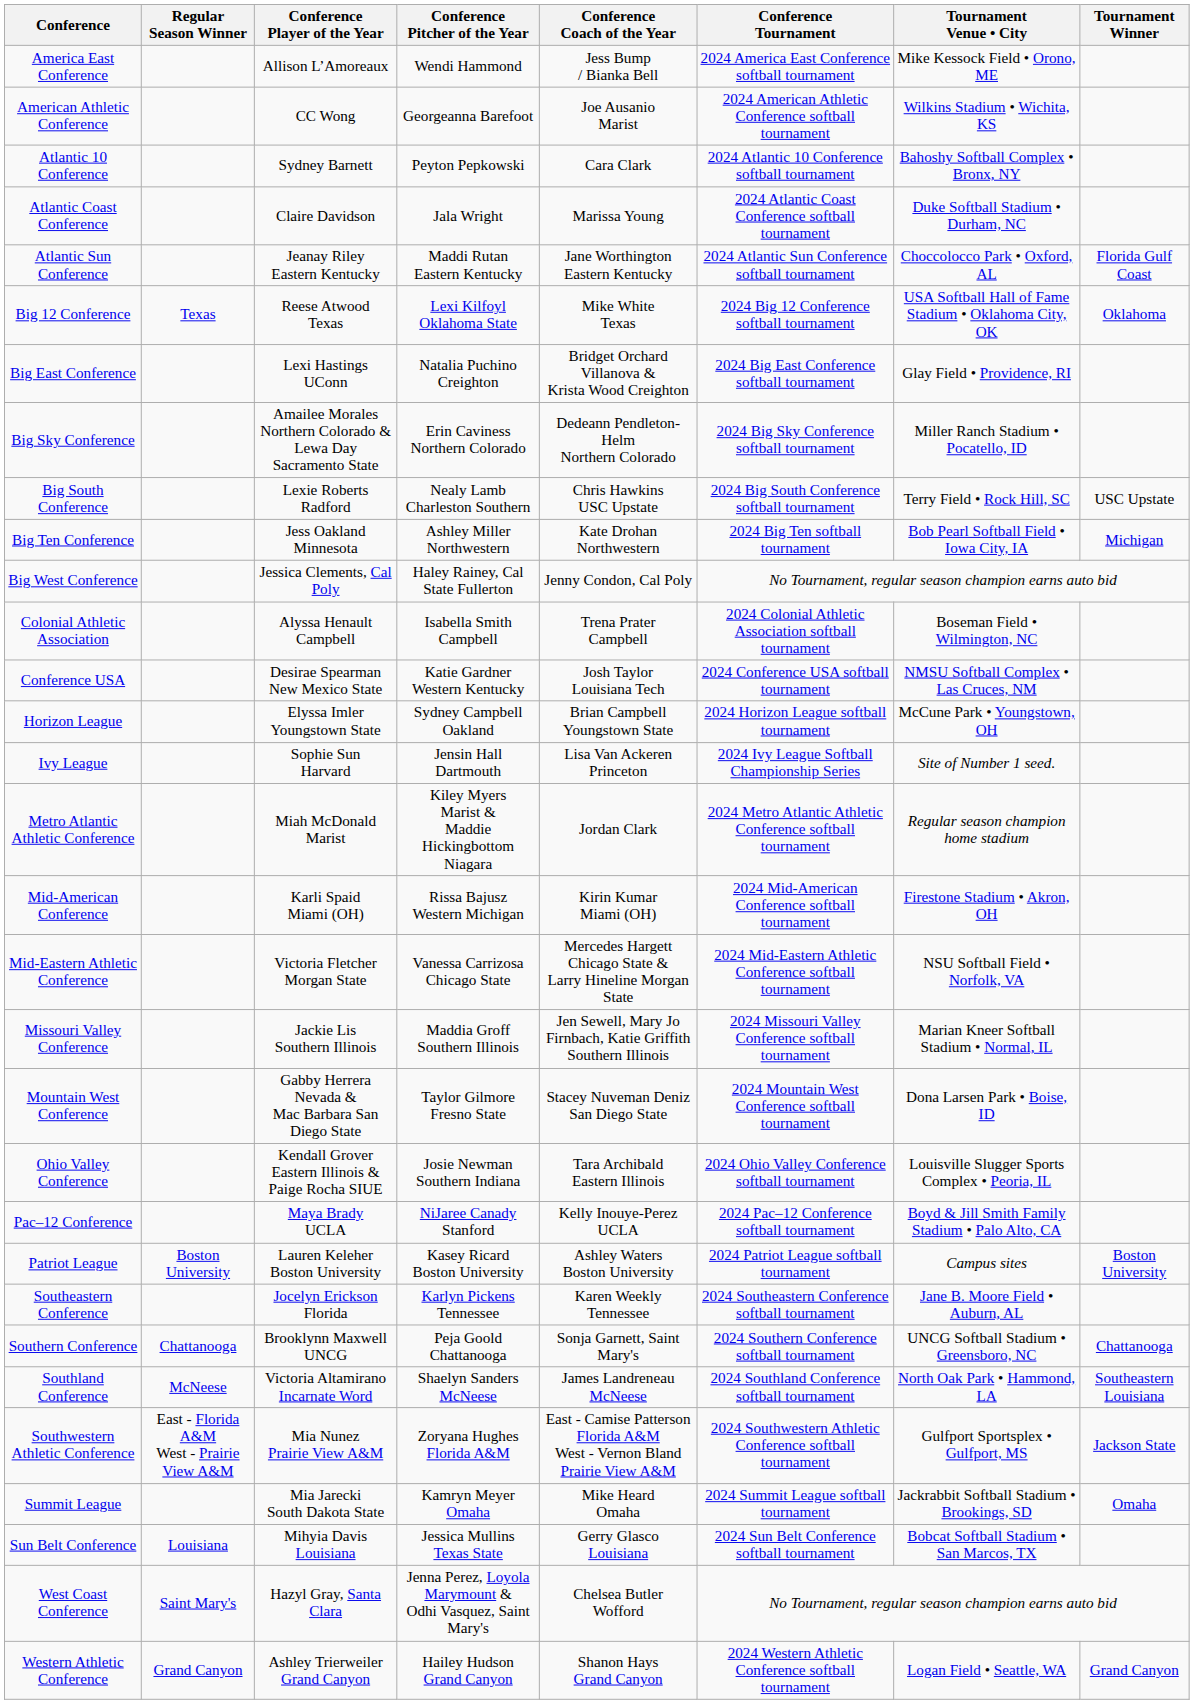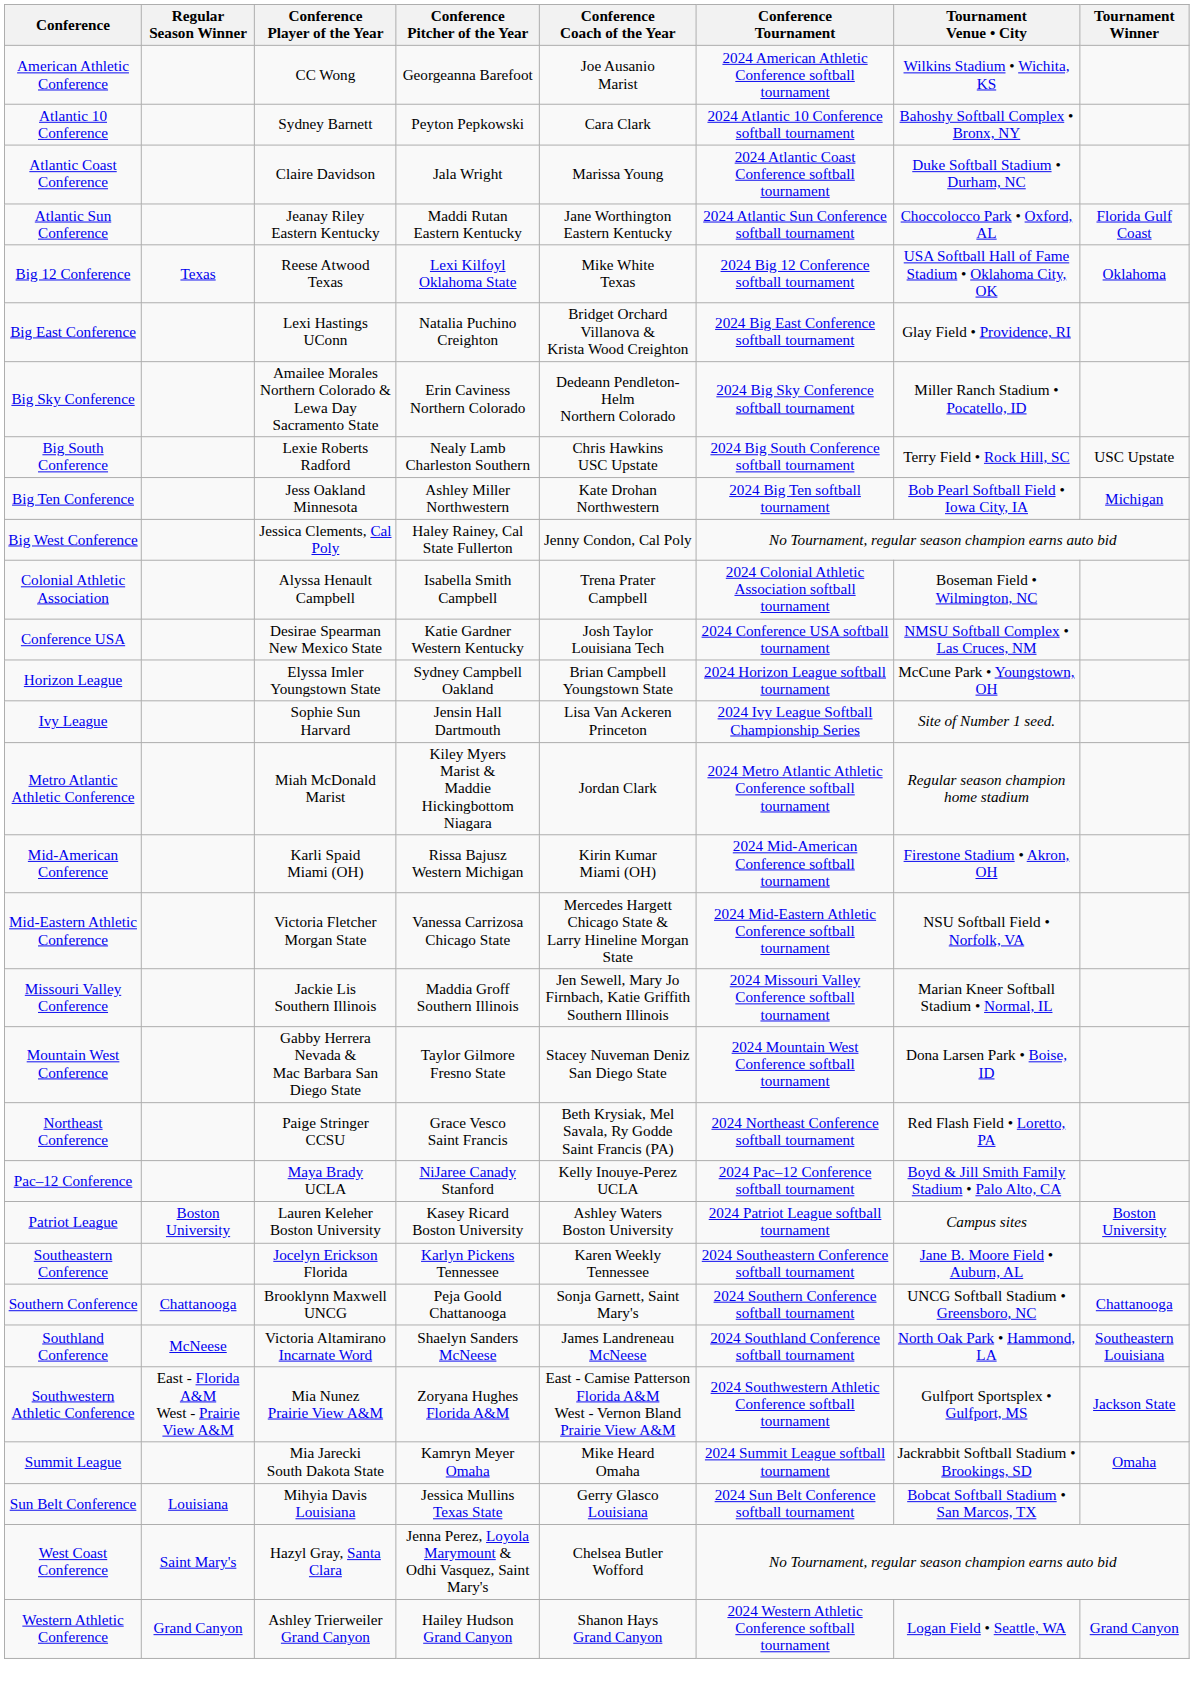- row: (73, 66)
+ row: (73, 1131)
- row: (73, 1172)
